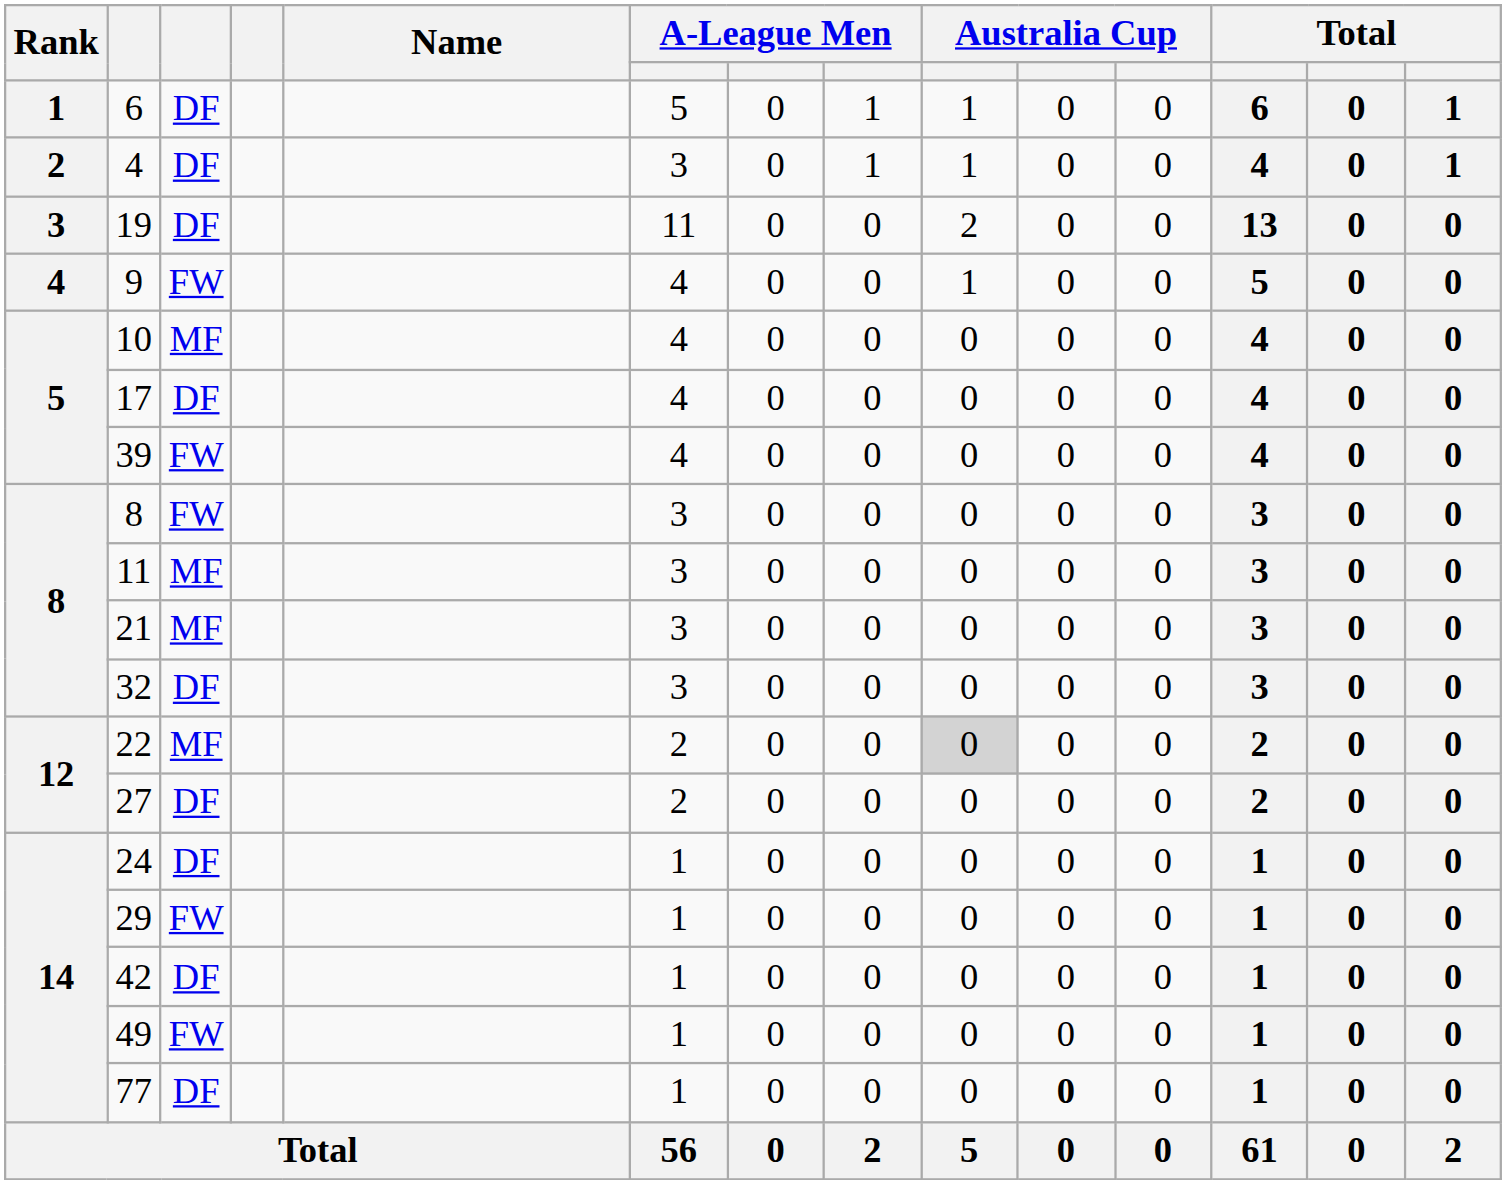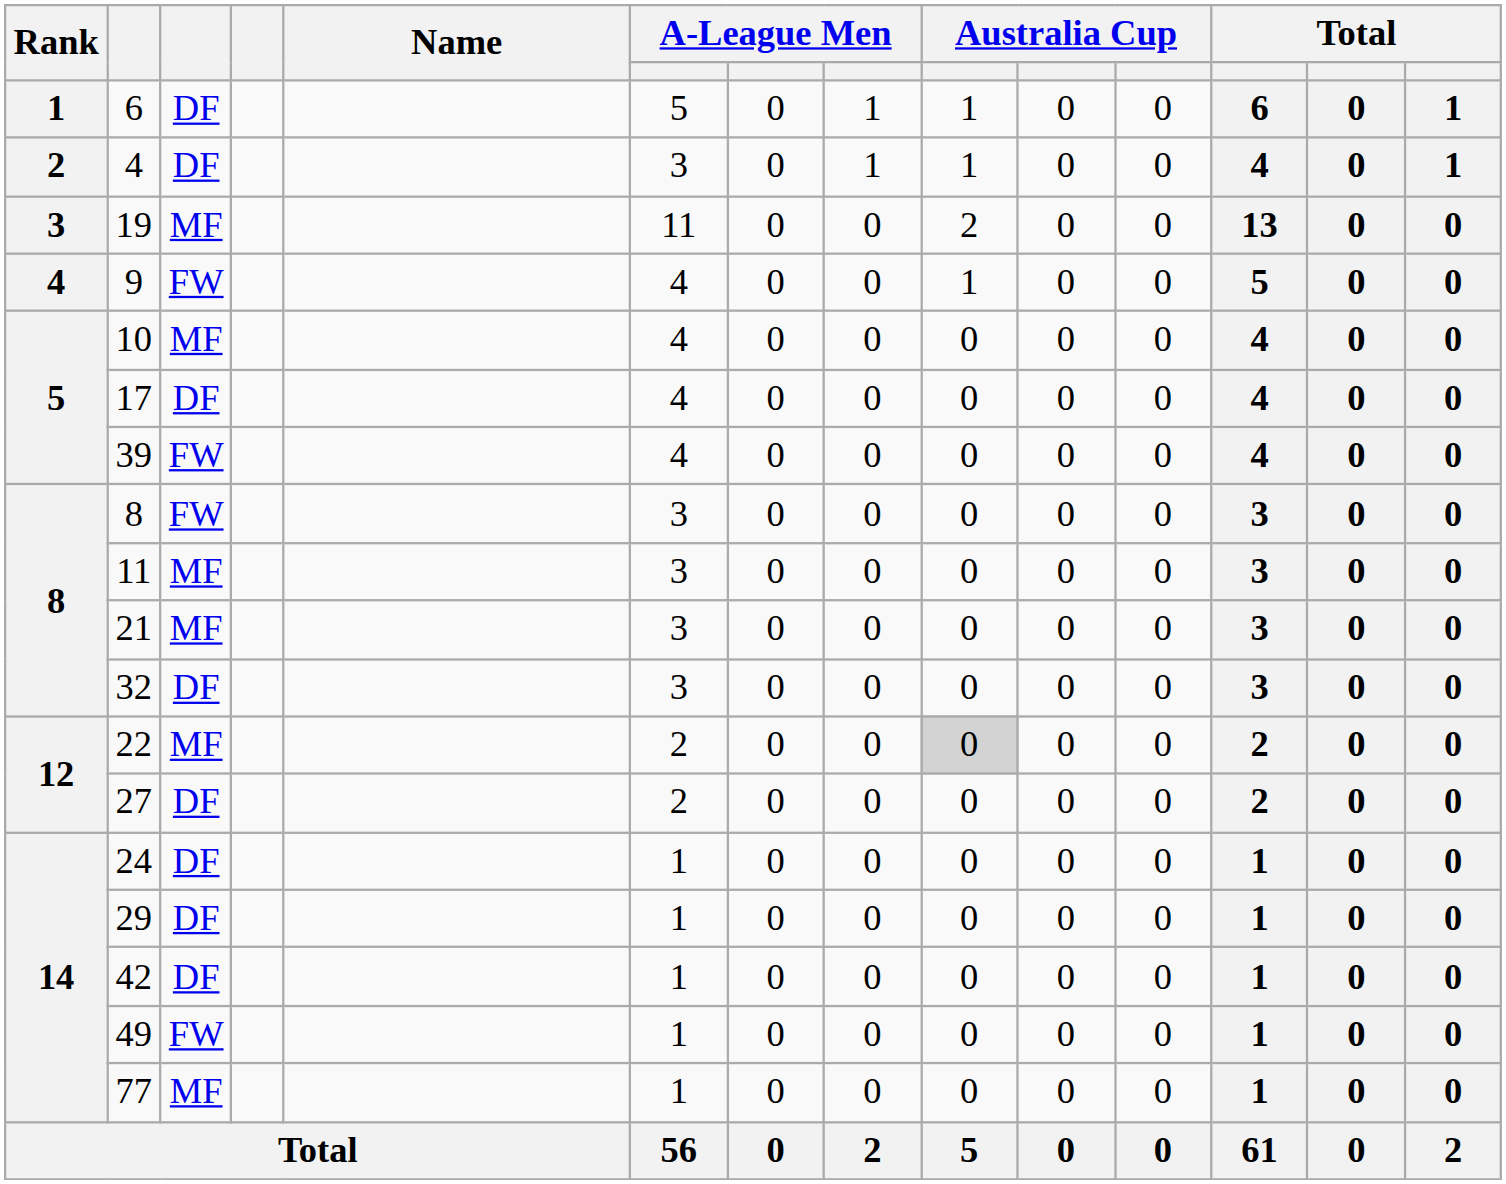(196, 223) DF -> (196, 223) MF
(196, 918) FW -> (196, 918) DF
(196, 1091) DF -> (196, 1091) MF
(1066, 1091) bold -> (1066, 1091) normal
